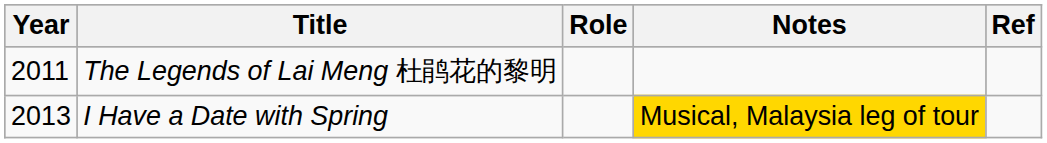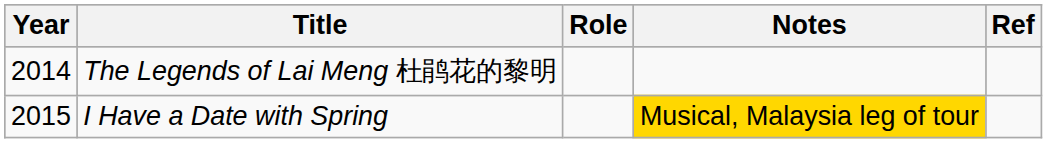(40, 70) 2011 -> (41, 70) 2014
(41, 116) 2013 -> (41, 116) 2015
